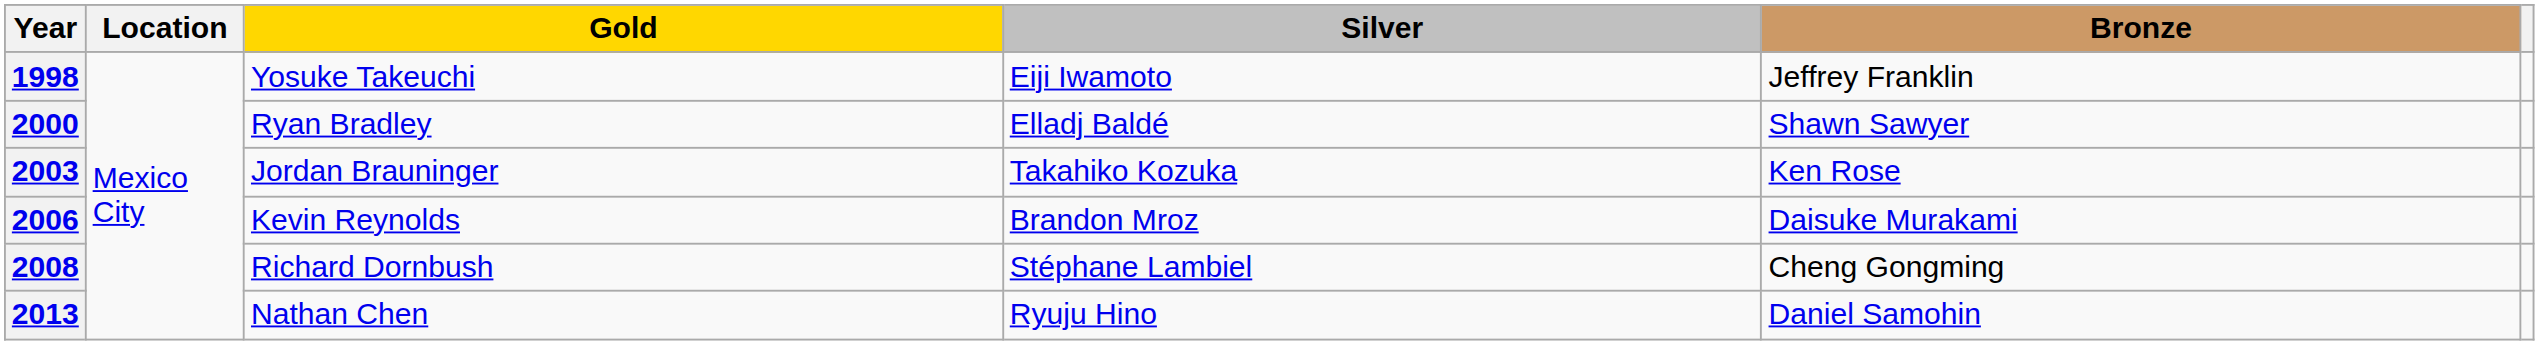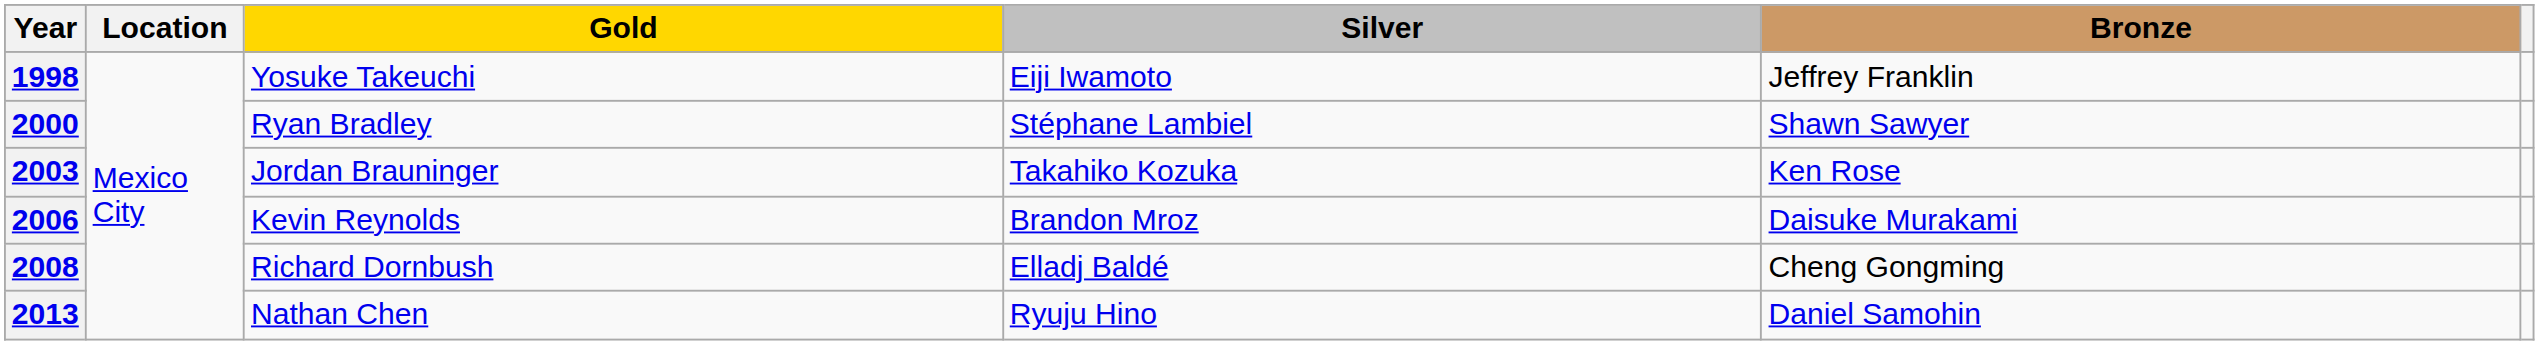(1089, 123) Elladj Baldé -> (1131, 123) Stéphane Lambiel
(1131, 266) Stéphane Lambiel -> (1089, 266) Elladj Baldé
